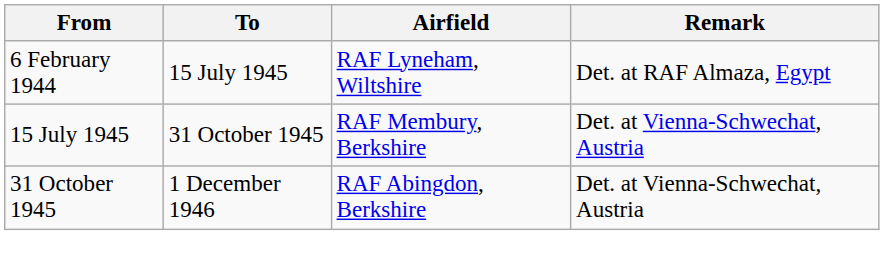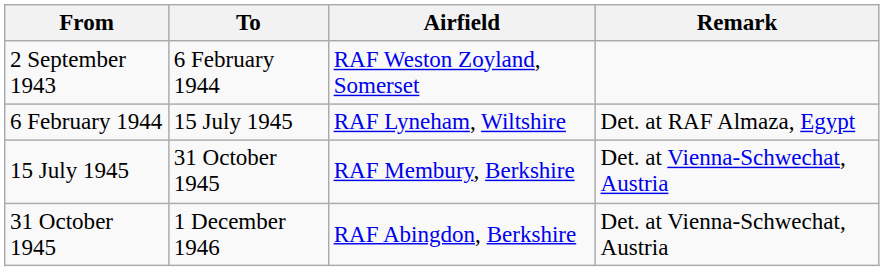+ row: (68, 72)
